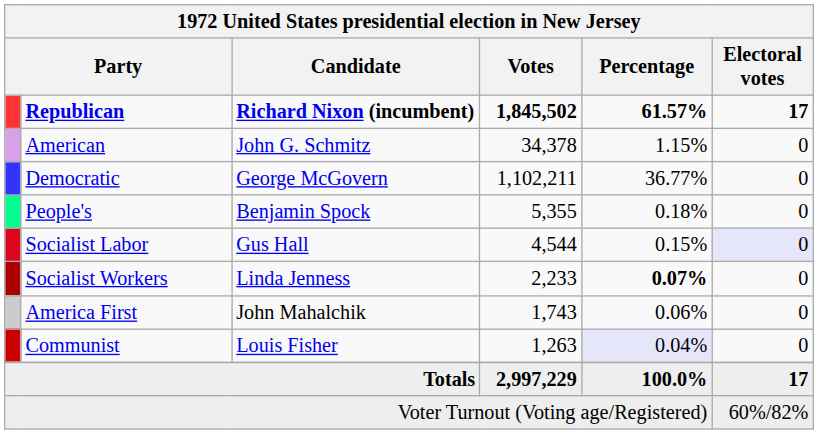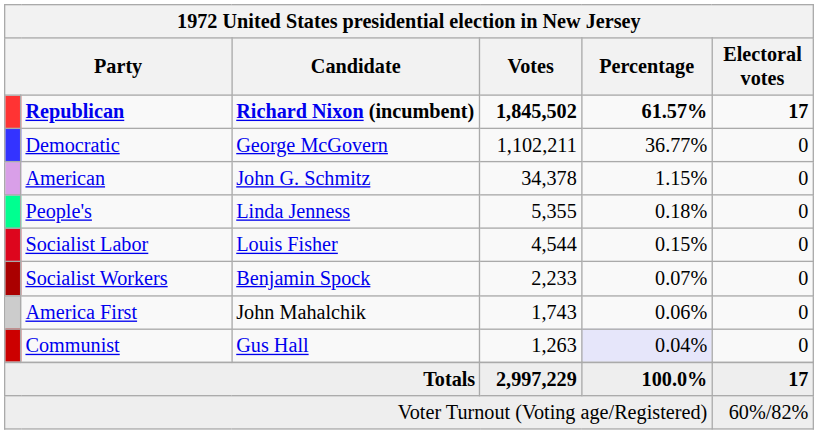rows swapped: (73, 178) <-> (65, 145)
(303, 211) Benjamin Spock -> (293, 211) Linda Jenness
(272, 245) Gus Hall -> (287, 245) Louis Fisher
(803, 245) lavender background -> (803, 245) no background
(293, 278) Linda Jenness -> (303, 278) Benjamin Spock
(679, 278) bold -> (681, 278) normal
(287, 345) Louis Fisher -> (272, 345) Gus Hall
